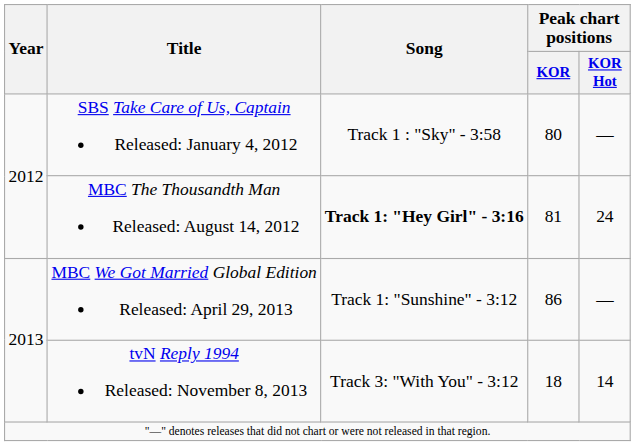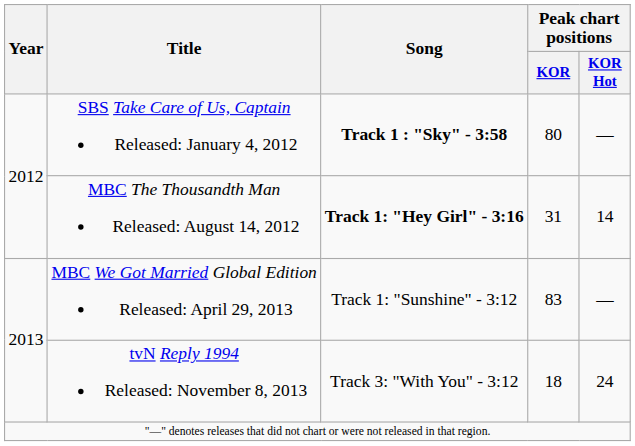(424, 134) normal -> (424, 134) bold
(553, 216) 81 -> (553, 216) 31
(605, 216) 24 -> (605, 216) 14
(553, 299) 86 -> (553, 299) 83
(605, 381) 14 -> (605, 381) 24
